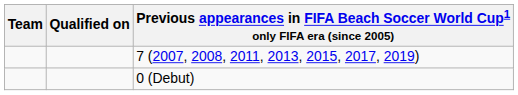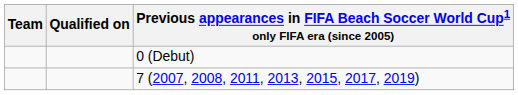rows swapped: (278, 57) <-> (165, 79)
